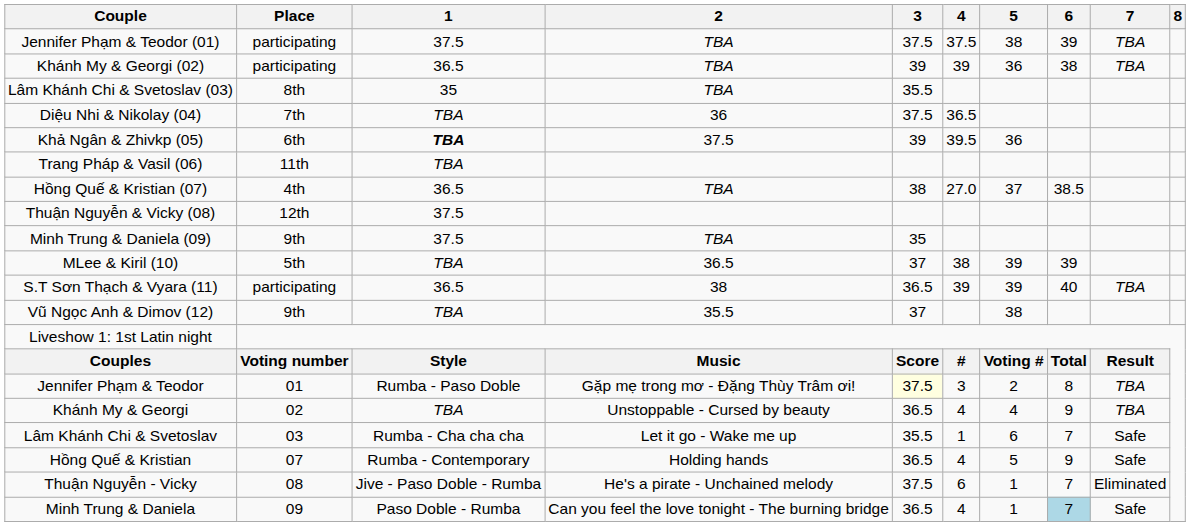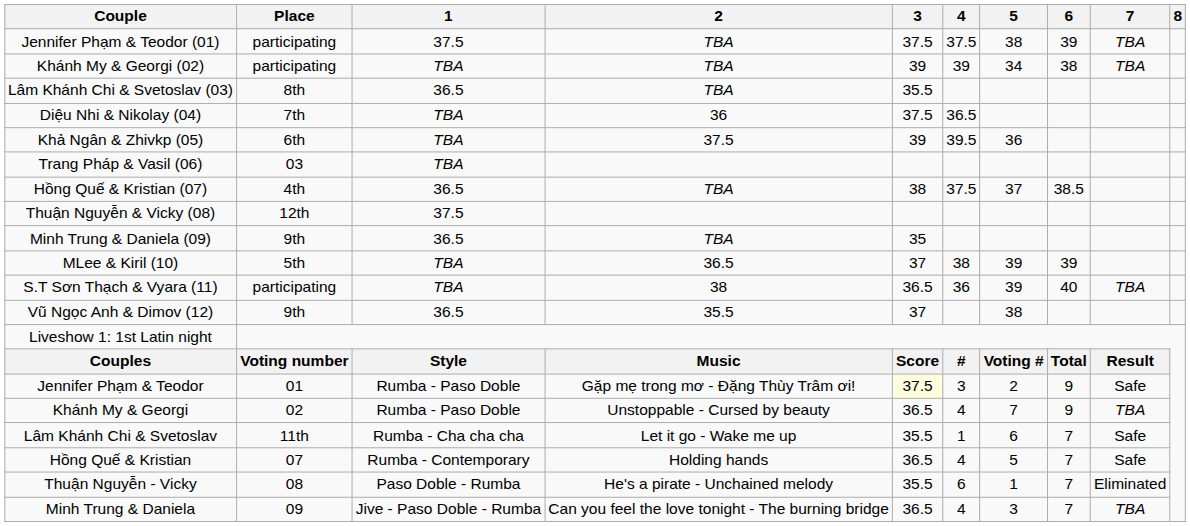(448, 66) 36.5 -> (448, 66) TBA
(1014, 66) 36 -> (1014, 66) 34
(448, 90) 35 -> (448, 90) 36.5
(448, 139) bold -> (448, 139) normal
(294, 164) 11th -> (294, 164) 03
(961, 189) 27.0 -> (961, 189) 37.5
(448, 238) 37.5 -> (448, 238) 36.5
(448, 287) 36.5 -> (448, 287) TBA
(961, 287) 39 -> (961, 287) 36
(448, 312) TBA -> (448, 312) 36.5
(1069, 386) 8 -> (1069, 386) 9
(1130, 386) TBA -> (1130, 386) Safe
(448, 410) TBA -> (448, 410) Rumba - Paso Doble
(1014, 410) 4 -> (1014, 410) 7
(294, 435) 03 -> (294, 435) 11th
(1069, 459) 9 -> (1069, 459) 7
(448, 484) Jive - Paso Doble - Rumba -> (448, 484) Paso Doble - Rumba
(918, 484) 37.5 -> (918, 484) 35.5
(448, 509) Paso Doble - Rumba -> (448, 509) Jive - Paso Doble - Rumba
(1014, 509) 1 -> (1014, 509) 3
(1069, 509) lightblue background -> (1069, 509) no background
(1130, 509) Safe -> (1130, 509) TBA
